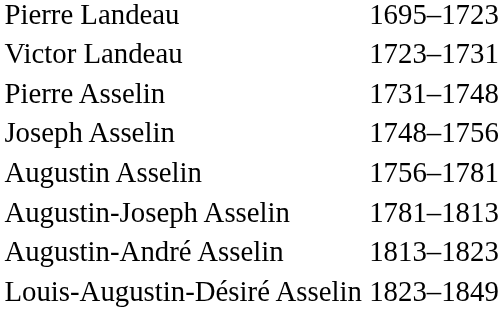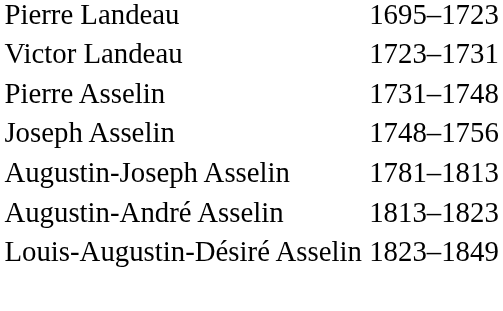- row: (103, 172)
